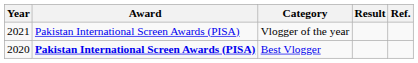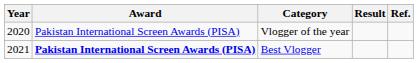(18, 31) 2021 -> (18, 31) 2020
(18, 49) 2020 -> (18, 49) 2021
